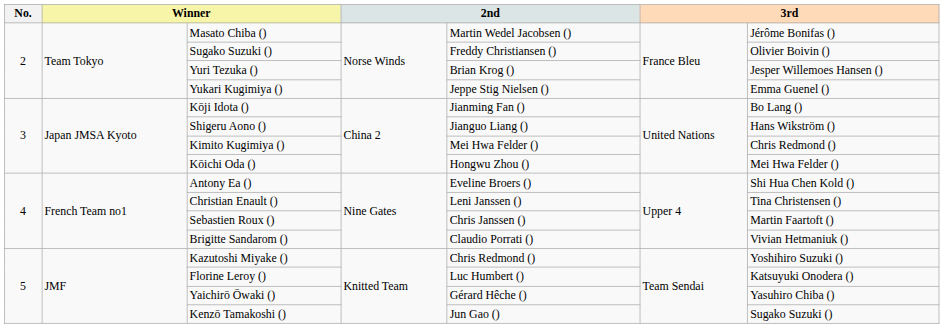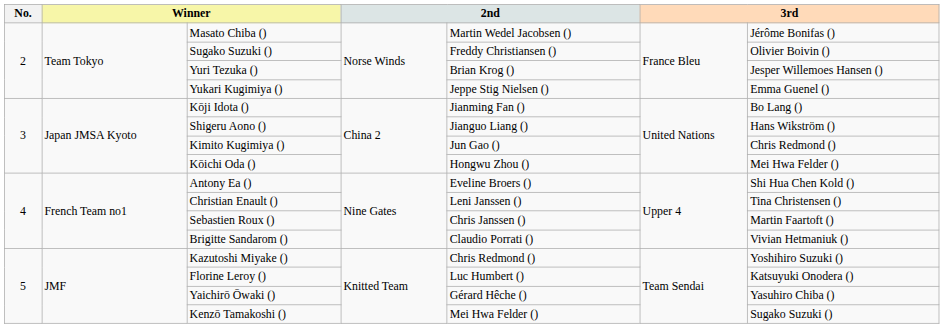(494, 145) Mei Hwa Felder () -> (475, 145) Jun Gao ()
(475, 314) Jun Gao () -> (494, 314) Mei Hwa Felder ()
